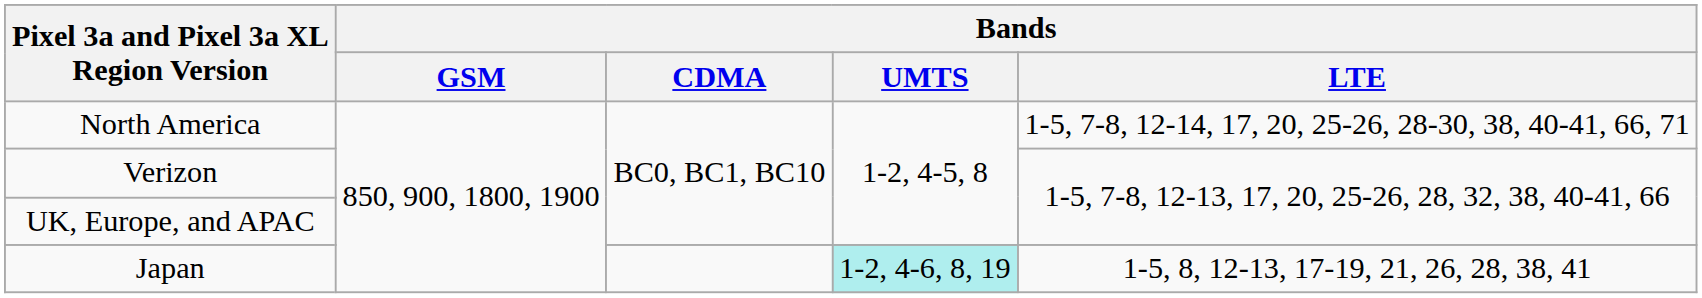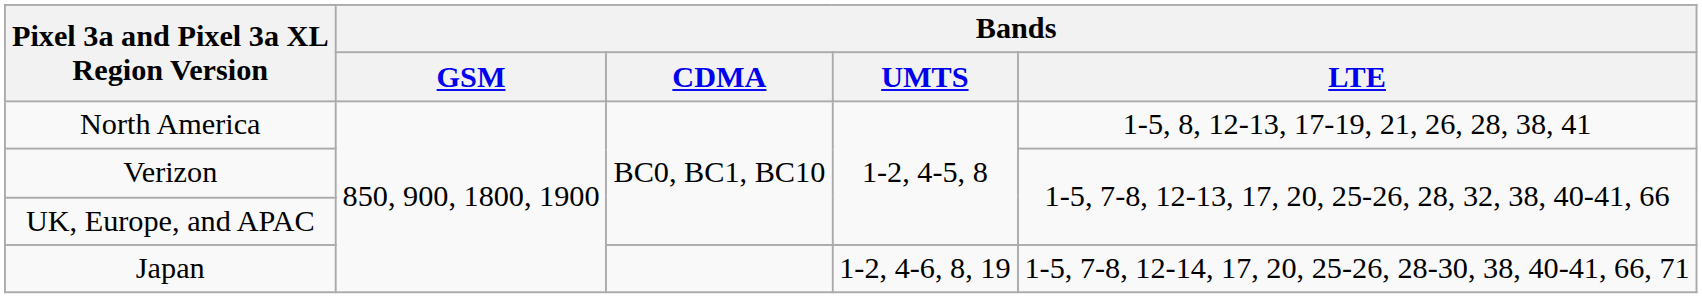(1357, 124) 1-5, 7-8, 12-14, 17, 20, 25-26, 28-30, 38, 40-41, 66, 71 -> (1357, 124) 1-5, 8, 12-13, 17-19, 21, 26, 28, 38, 41
(925, 268) paleturquoise background -> (925, 268) no background
(1357, 268) 1-5, 8, 12-13, 17-19, 21, 26, 28, 38, 41 -> (1357, 268) 1-5, 7-8, 12-14, 17, 20, 25-26, 28-30, 38, 40-41, 66, 71
